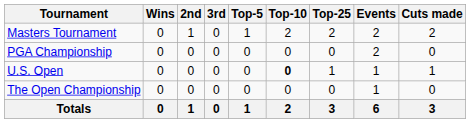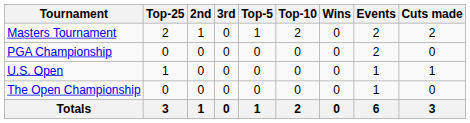columns swapped: (160, 14) <-> (332, 14)
(288, 71) bold -> (298, 71) normal
